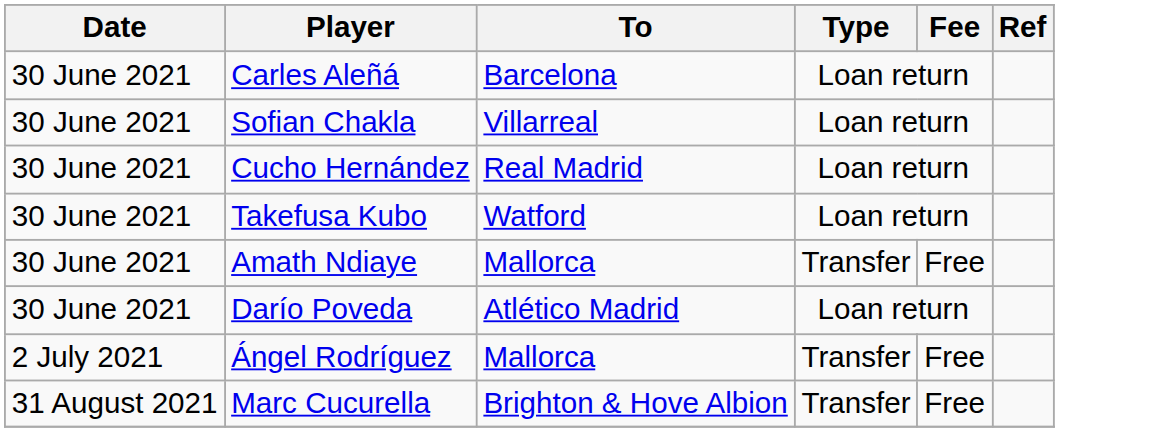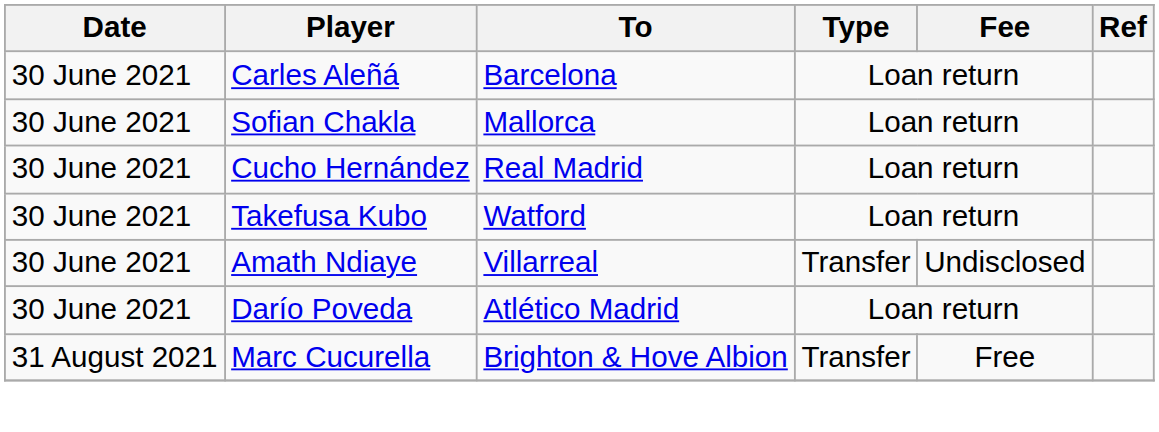(541, 121) Villarreal -> (539, 121) Mallorca
(539, 262) Mallorca -> (541, 262) Villarreal
(955, 262) Free -> (1005, 262) Undisclosed
- row: (341, 356)
